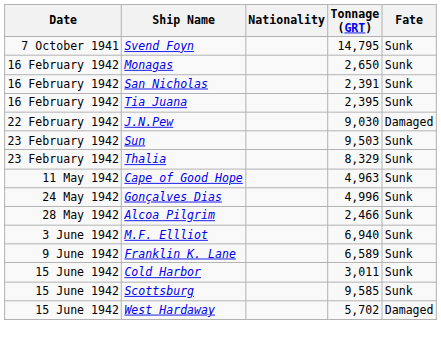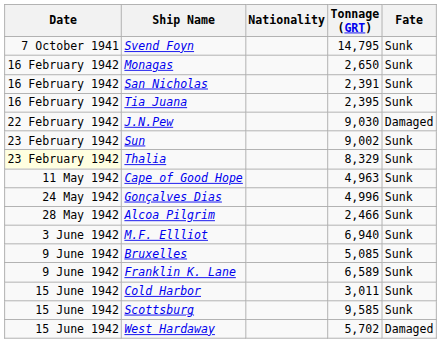(362, 140) 9,503 -> (362, 140) 9,002
(63, 159) no background -> (63, 159) lightyellow background
+ row: (156, 254)
